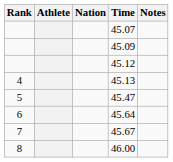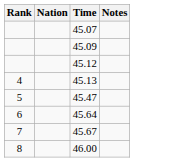- column: (53, 13)
